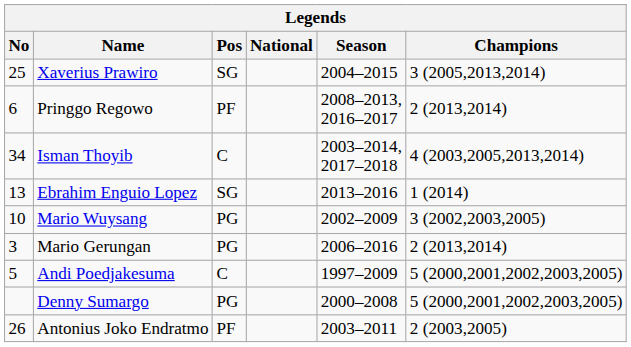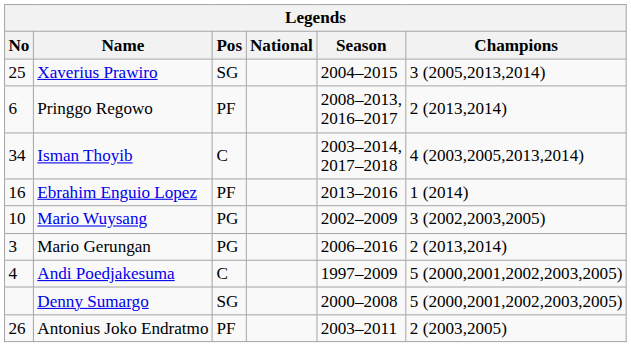(17, 192) 13 -> (17, 192) 16
(227, 192) SG -> (226, 192) PF
(13, 273) 5 -> (13, 273) 4
(227, 300) PG -> (227, 300) SG
